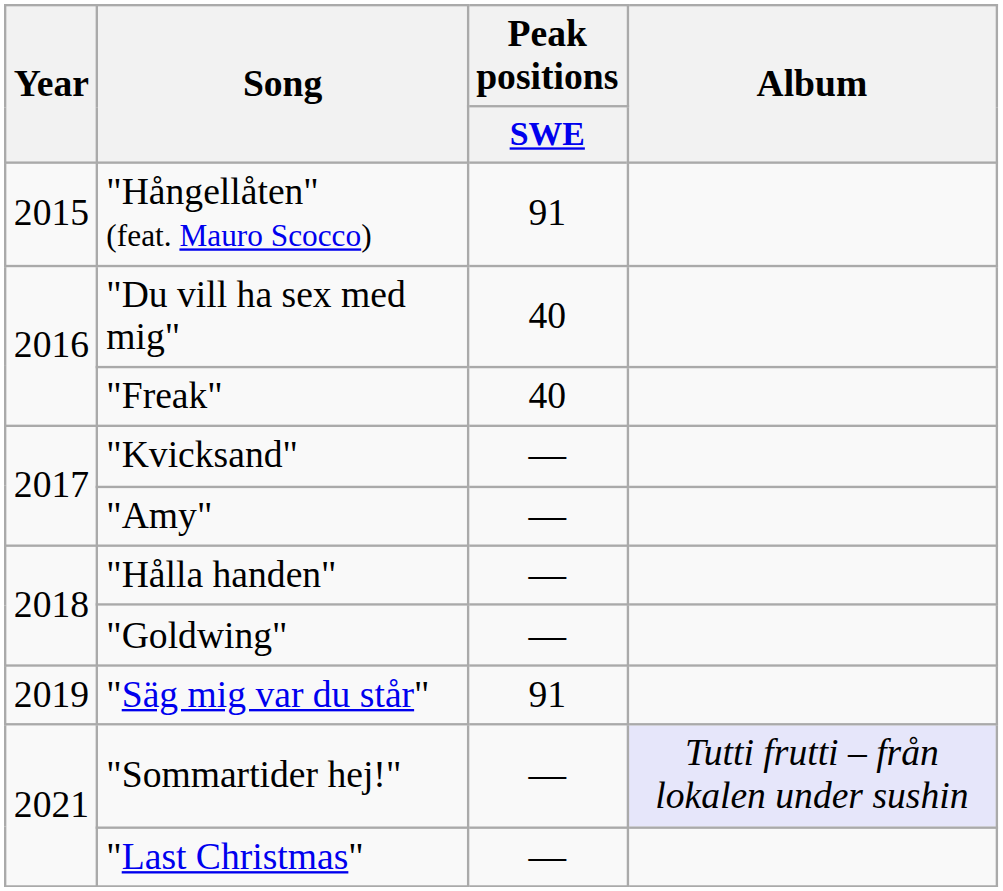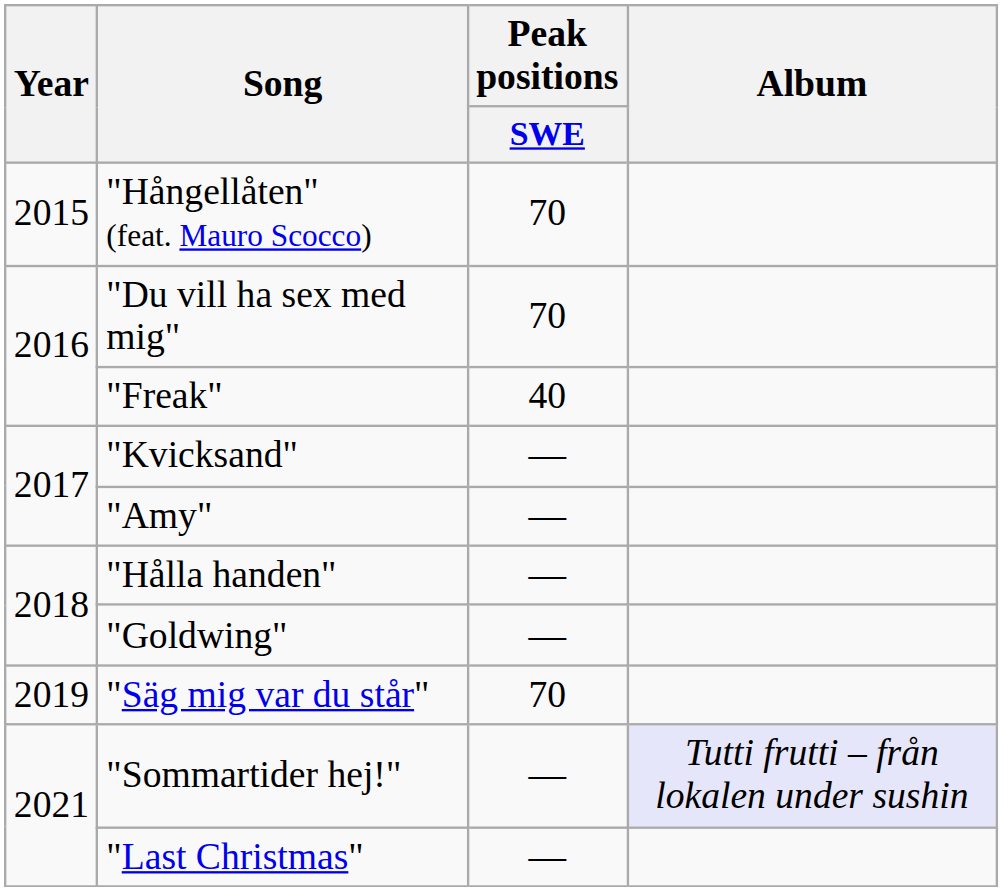(547, 213) 91 -> (547, 213) 70
(547, 315) 40 -> (547, 315) 70
(547, 694) 91 -> (547, 694) 70
